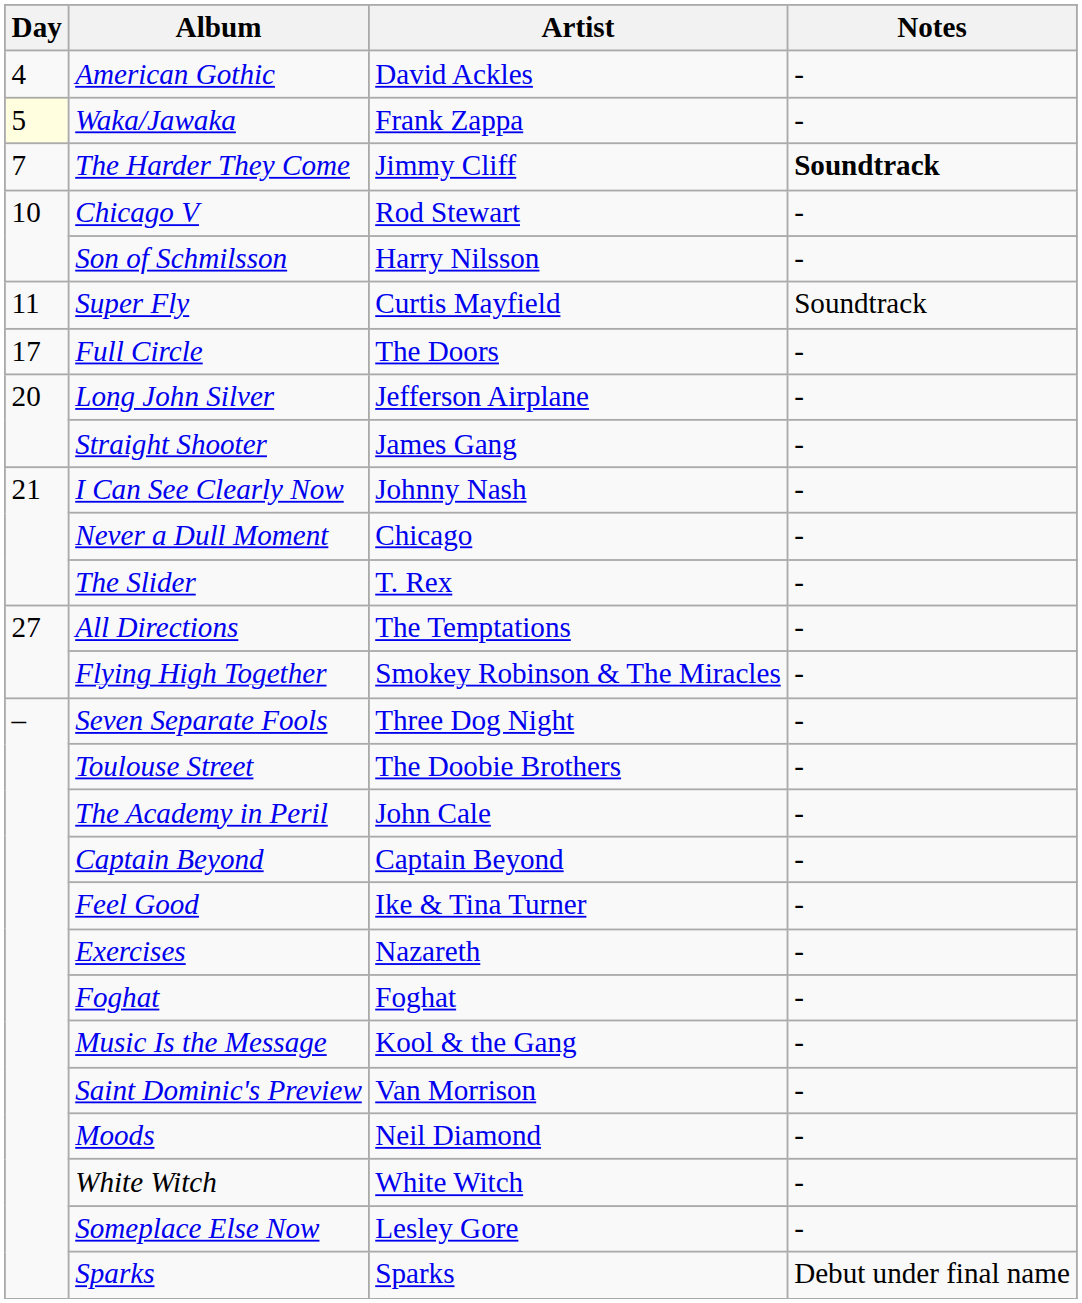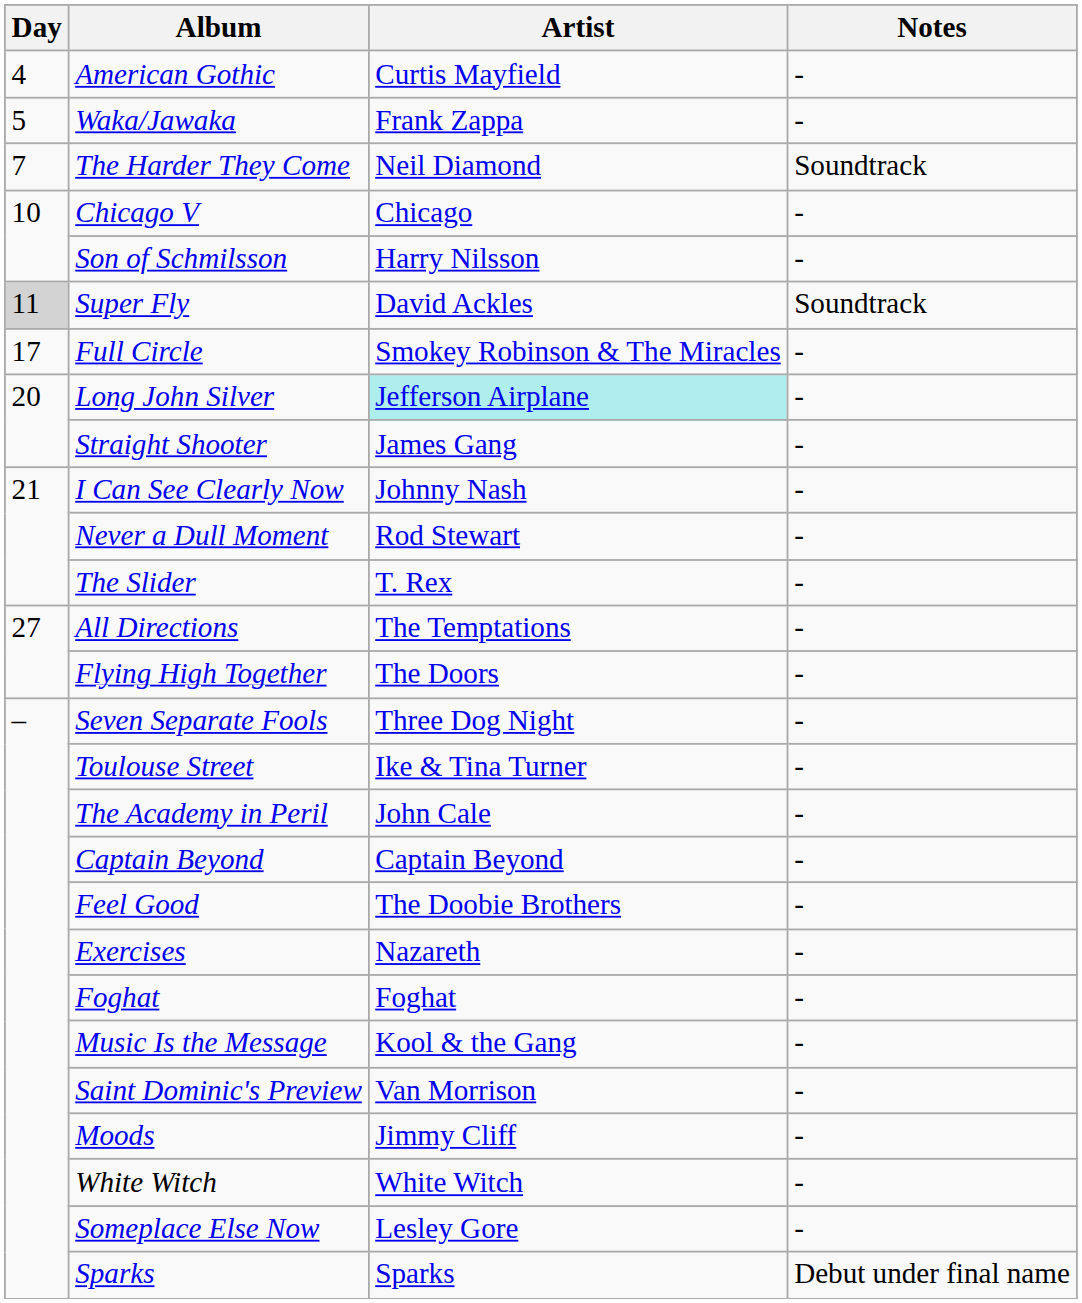(454, 73) David Ackles -> (468, 73) Curtis Mayfield
(19, 119) lightyellow background -> (19, 119) no background
(446, 166) Jimmy Cliff -> (458, 166) Neil Diamond
(867, 166) bold -> (860, 166) normal
(448, 212) Rod Stewart -> (424, 212) Chicago
(26, 304) no background -> (26, 304) lightgrey background
(468, 304) Curtis Mayfield -> (454, 304) David Ackles
(437, 350) The Doors -> (578, 350) Smokey Robinson & The Miracles
(482, 397) no background -> (482, 397) paleturquoise background
(424, 535) Chicago -> (448, 535) Rod Stewart
(578, 674) Smokey Robinson & The Miracles -> (437, 674) The Doors
(498, 766) The Doobie Brothers -> (481, 766) Ike & Tina Turner
(481, 905) Ike & Tina Turner -> (498, 905) The Doobie Brothers
(458, 1135) Neil Diamond -> (446, 1135) Jimmy Cliff
